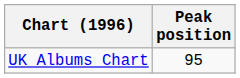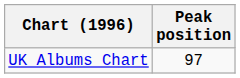(194, 61) 95 -> (194, 61) 97
